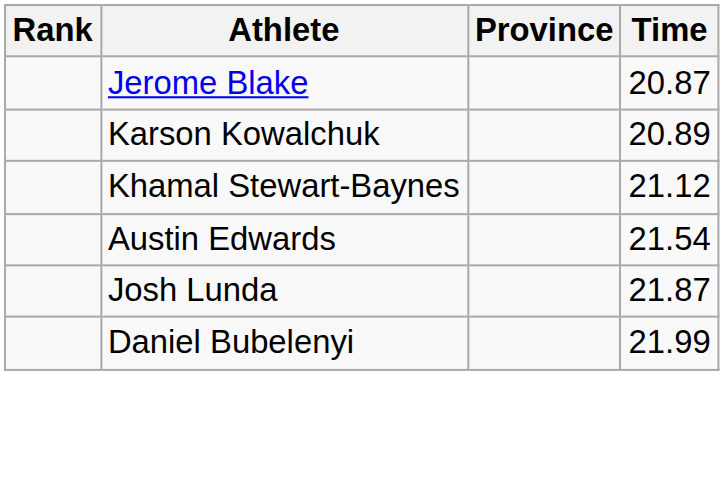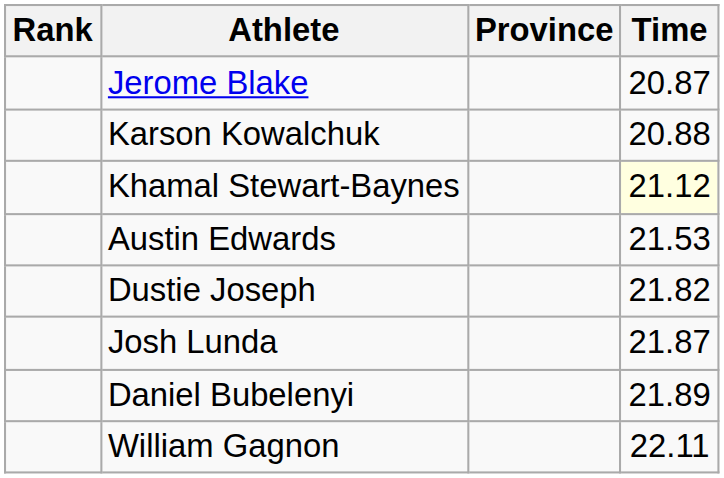(670, 134) 20.89 -> (670, 134) 20.88
(670, 186) no background -> (670, 186) lightyellow background
(670, 238) 21.54 -> (670, 238) 21.53
+ row: (212, 290)
(670, 342) 21.99 -> (670, 394) 21.89
+ row: (224, 446)
